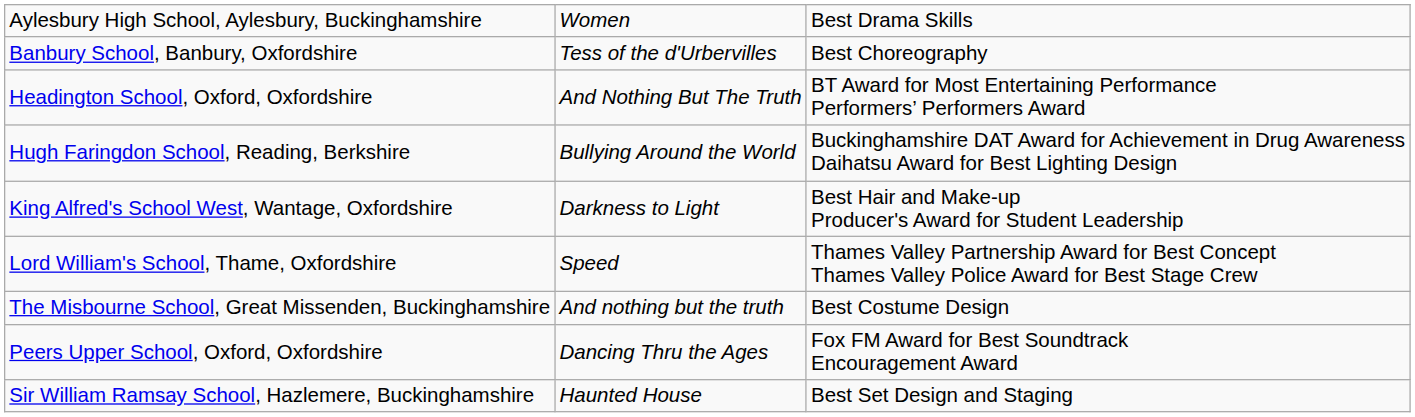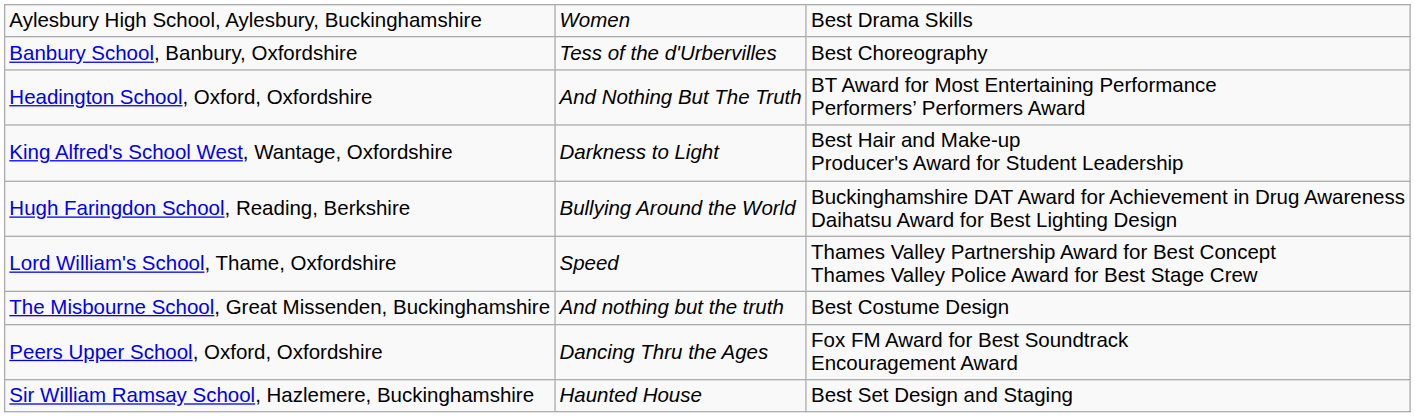rows swapped: (210, 152) <-> (231, 208)
